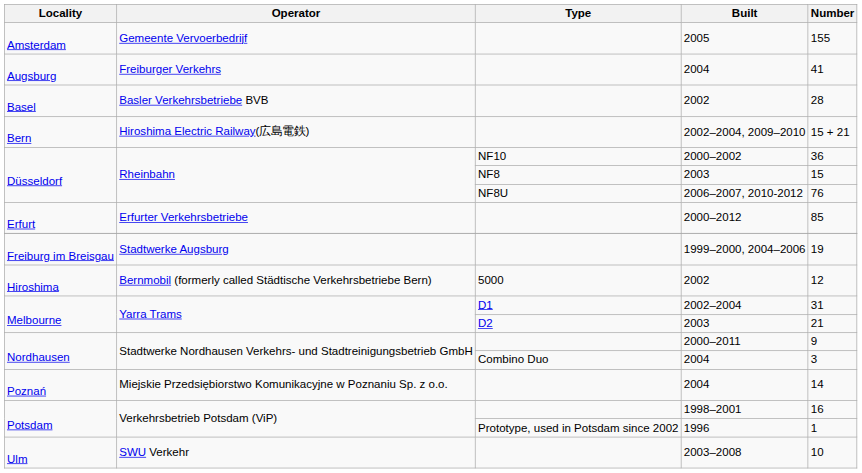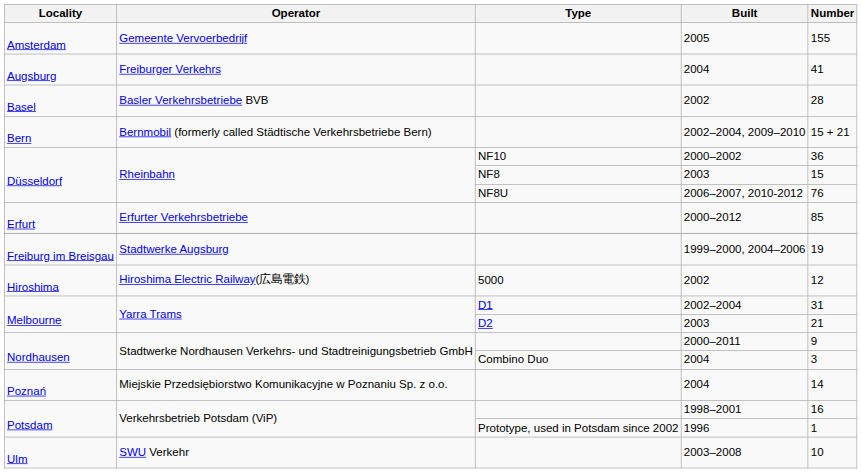(214, 131) Hiroshima Electric Railway(広島電鉄) -> (275, 132) Bernmobil (formerly called Städtische Verkehrsbetriebe Bern)
(275, 280) Bernmobil (formerly called Städtische Verkehrsbetriebe Bern) -> (214, 280) Hiroshima Electric Railway(広島電鉄)
